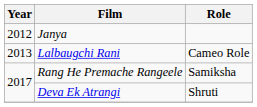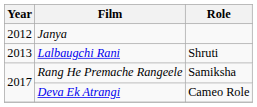(219, 53) Cameo Role -> (203, 53) Shruti
(203, 92) Shruti -> (219, 92) Cameo Role
